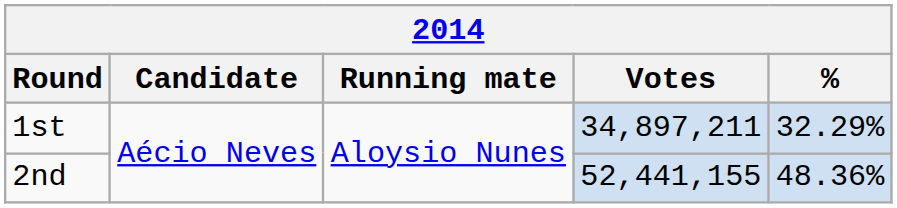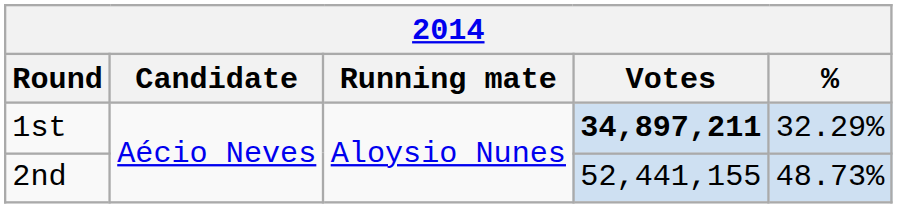(671, 128) normal -> (671, 128) bold
(830, 177) 48.36% -> (830, 177) 48.73%
